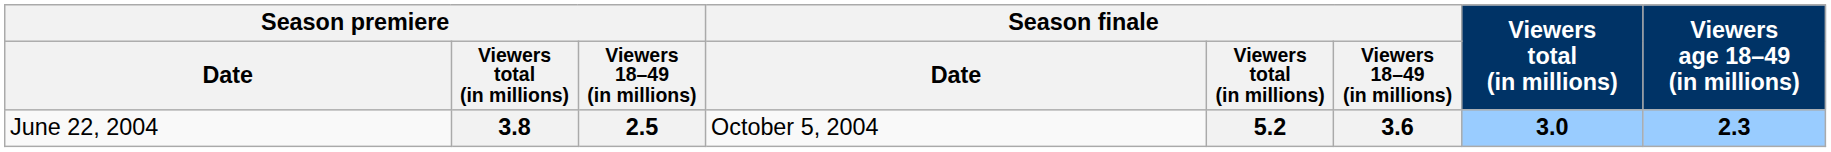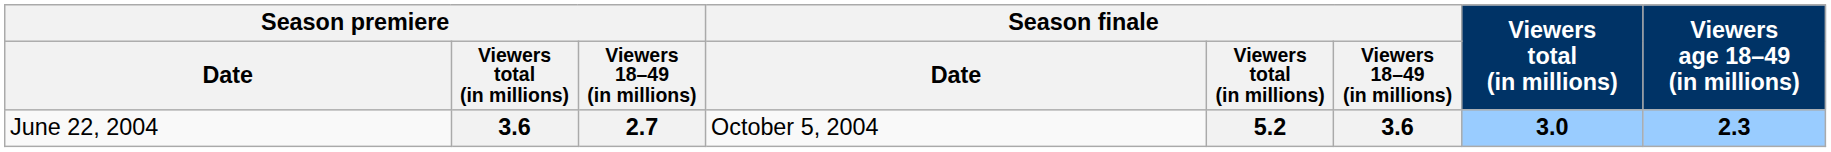(515, 127) 3.8 -> (515, 127) 3.6
(642, 127) 2.5 -> (642, 127) 2.7
